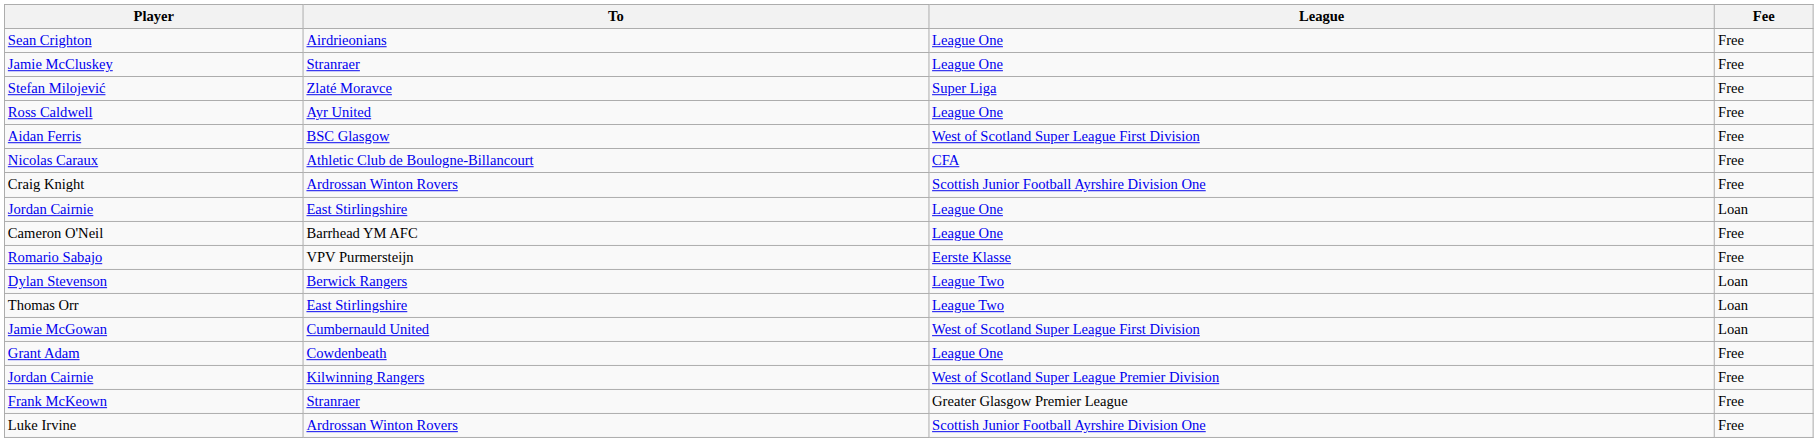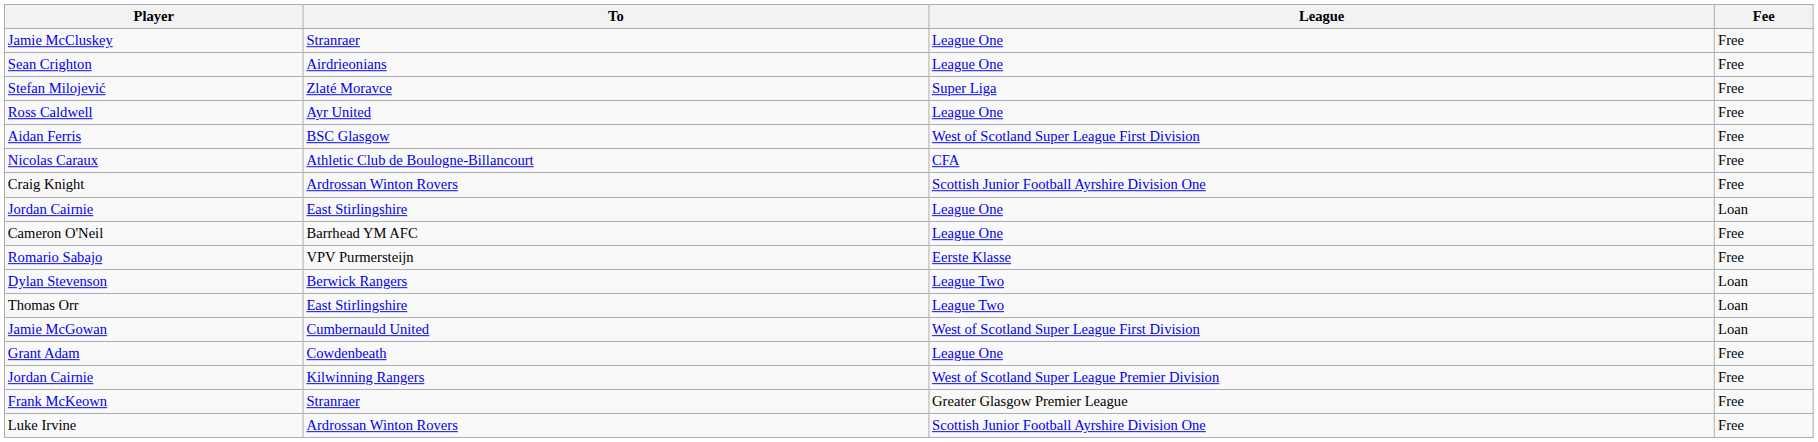rows swapped: (60, 64) <-> (50, 40)
